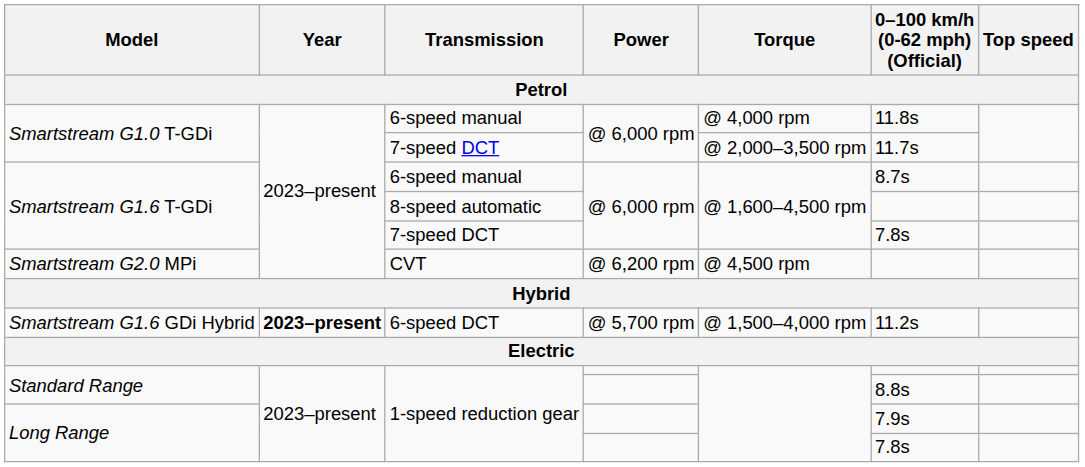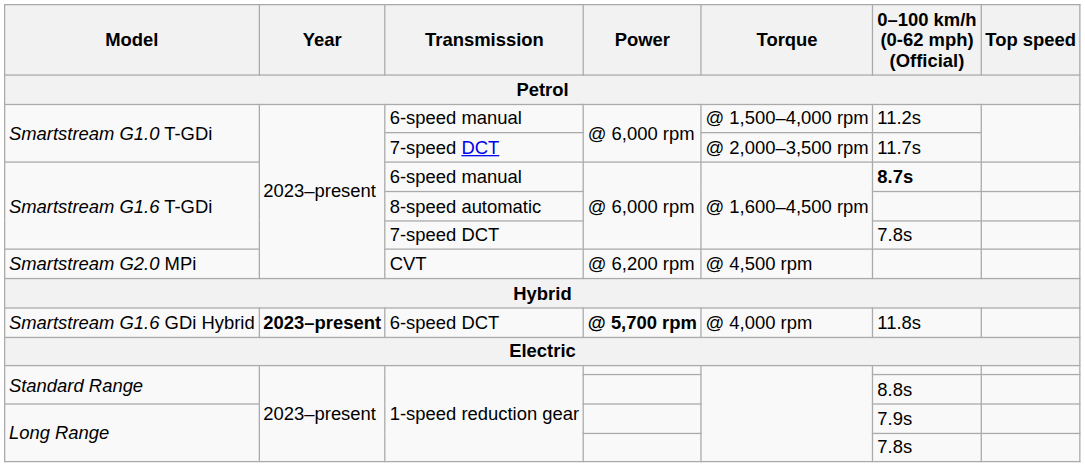(757, 119) @ 4,000 rpm -> (787, 119) @ 1,500–4,000 rpm
(897, 119) 11.8s -> (899, 119) 11.2s
(892, 177) normal -> (895, 177) bold
(641, 323) normal -> (642, 323) bold
(785, 323) @ 1,500–4,000 rpm -> (759, 323) @ 4,000 rpm
(897, 323) 11.2s -> (899, 323) 11.8s
